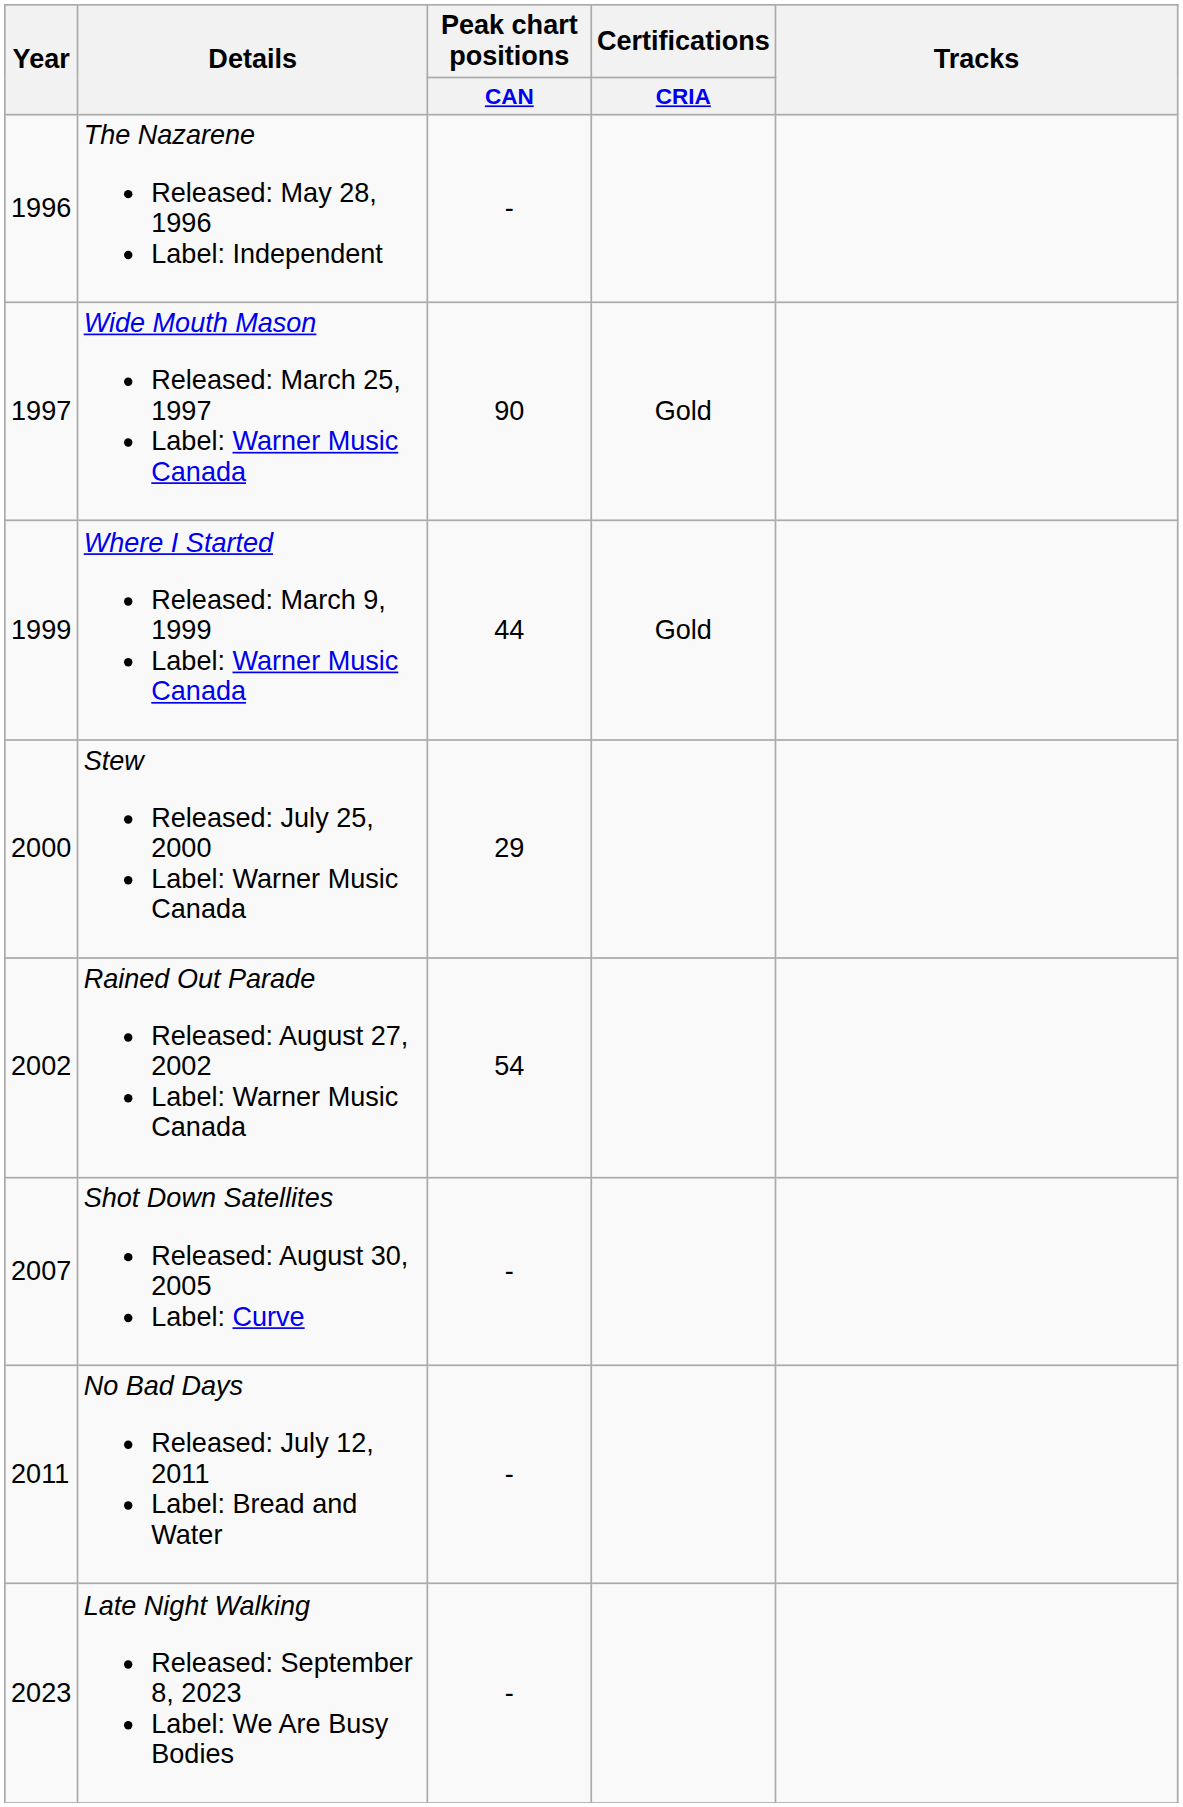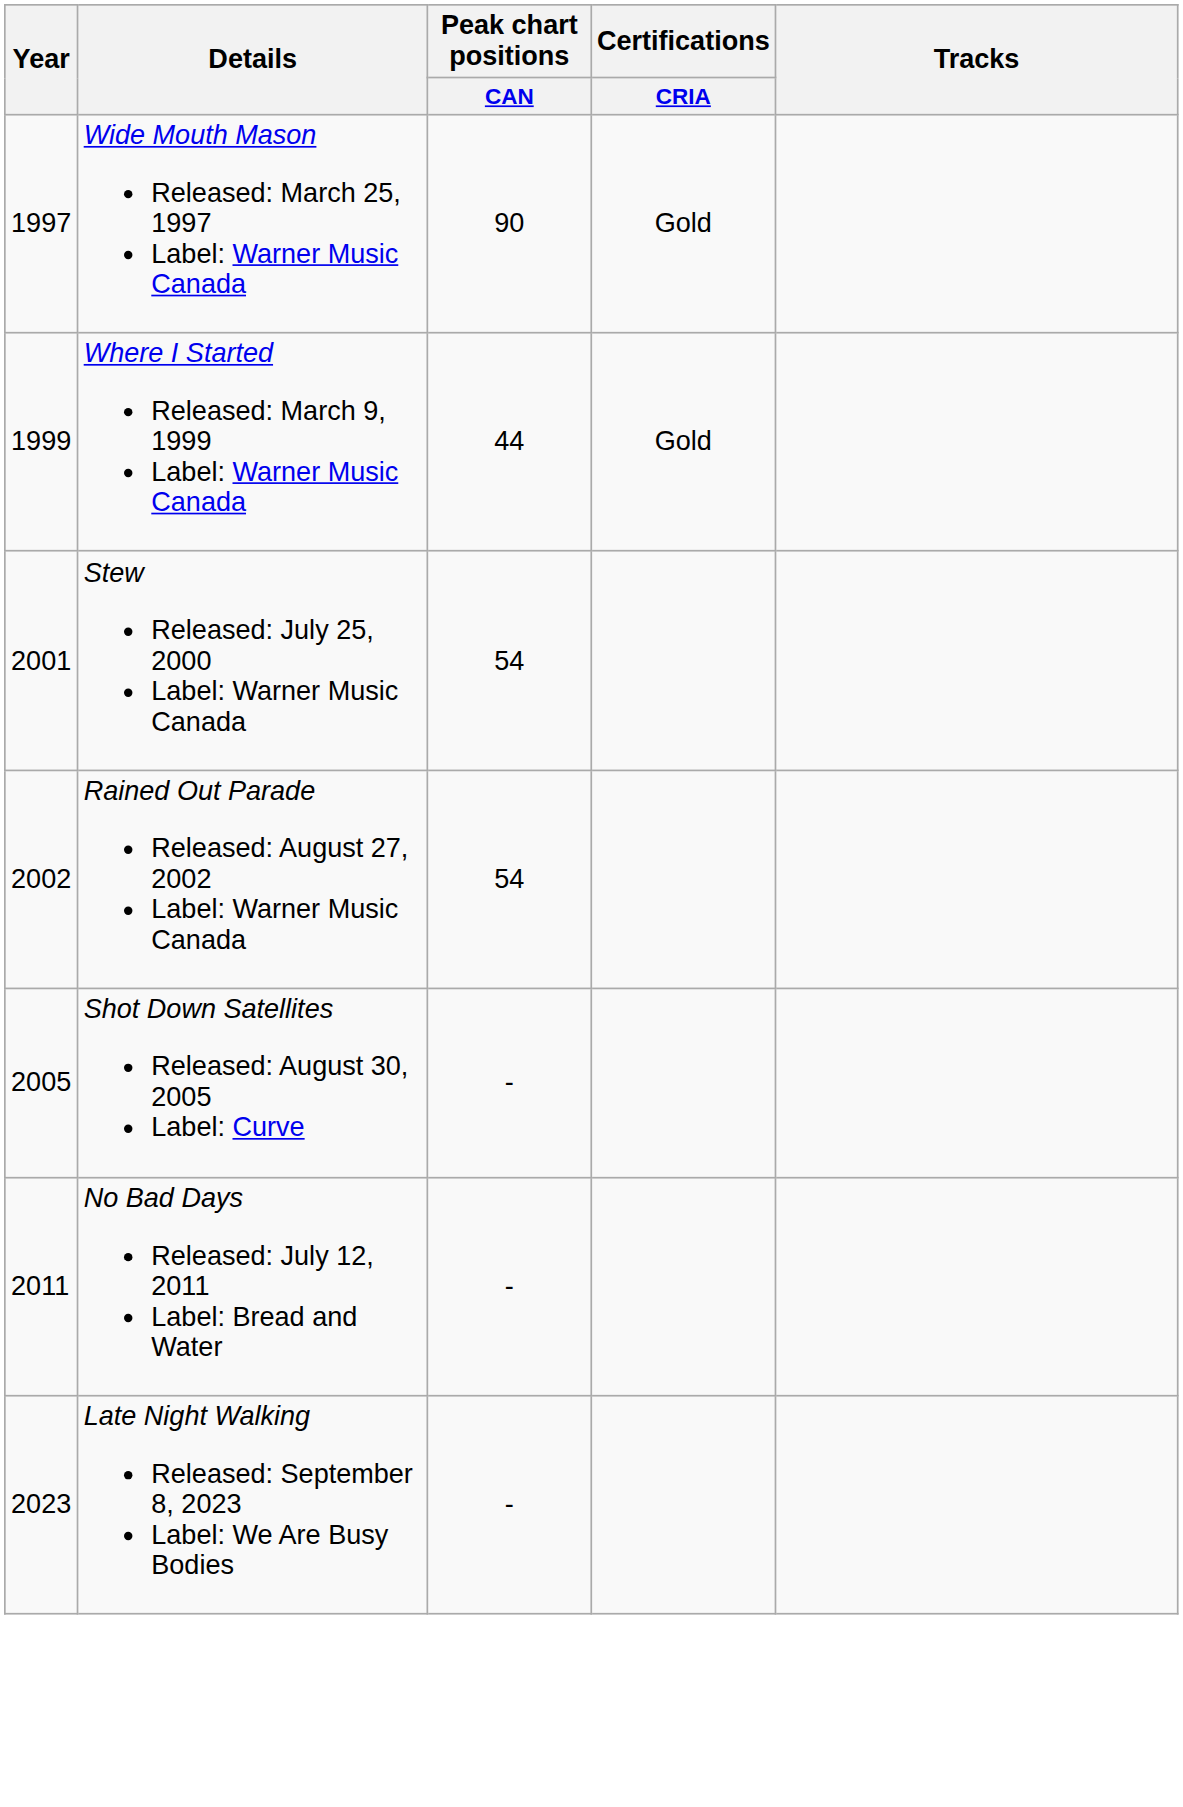- row: (253, 195)
(41, 848) 2000 -> (41, 660) 2001
(509, 848) 29 -> (509, 660) 54
(41, 1270) 2007 -> (41, 1082) 2005
